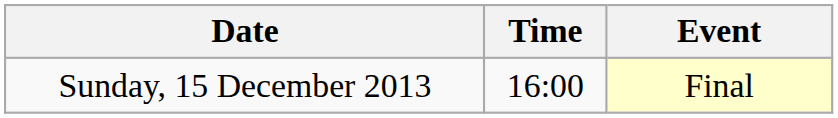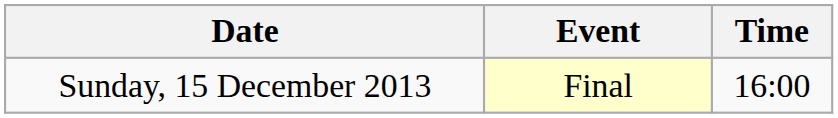columns swapped: (545, 31) <-> (719, 31)
